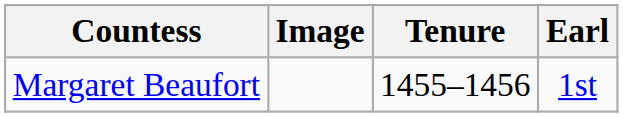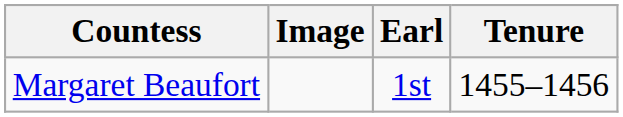columns swapped: (578, 31) <-> (455, 31)
